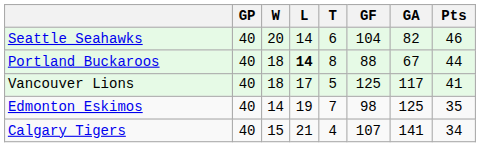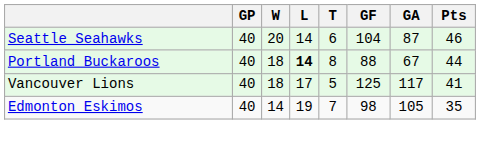(411, 39) 82 -> (411, 39) 87
(411, 108) 125 -> (411, 108) 105
- row: (67, 130)
